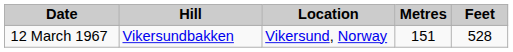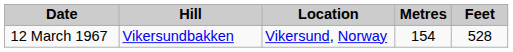(423, 36) 151 -> (423, 36) 154
